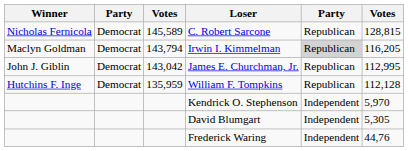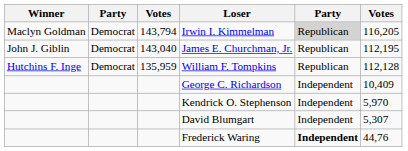- row: (229, 31)
(165, 66) 143,042 -> (158, 48) 143,040
(382, 66) 112,995 -> (381, 48) 112,195
+ row: (231, 84)
(377, 119) 5,305 -> (376, 119) 5,307
(331, 137) normal -> (328, 137) bold
